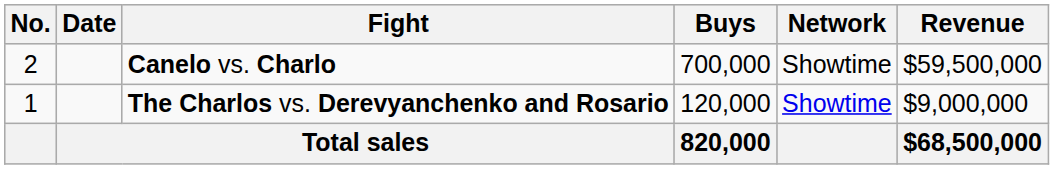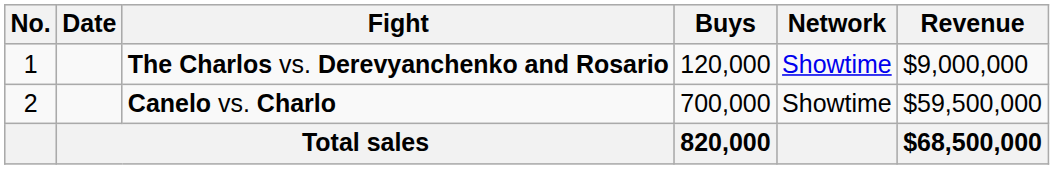rows swapped: (398, 103) <-> (232, 63)
